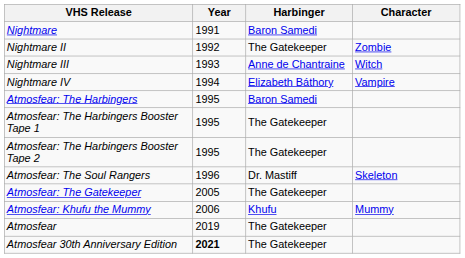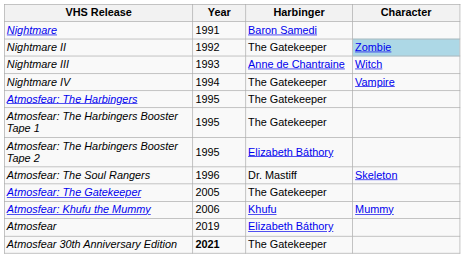(373, 47) no background -> (373, 47) lightblue background
(291, 82) Elizabeth Báthory -> (287, 82) The Gatekeeper
(283, 99) Baron Samedi -> (287, 99) The Gatekeeper
(287, 152) The Gatekeeper -> (291, 152) Elizabeth Báthory
(287, 227) The Gatekeeper -> (291, 227) Elizabeth Báthory
